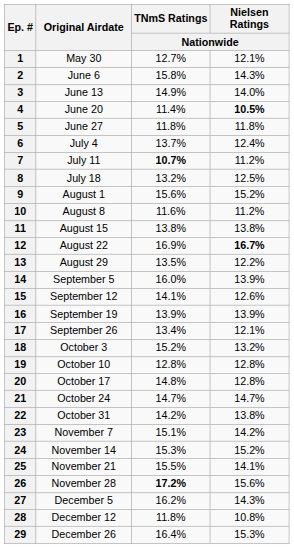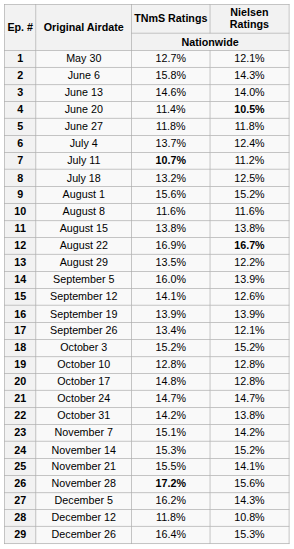(171, 93) 14.9% -> (171, 93) 14.6%
(249, 212) 11.2% -> (249, 212) 11.6%
(249, 348) 13.2% -> (249, 348) 15.2%
